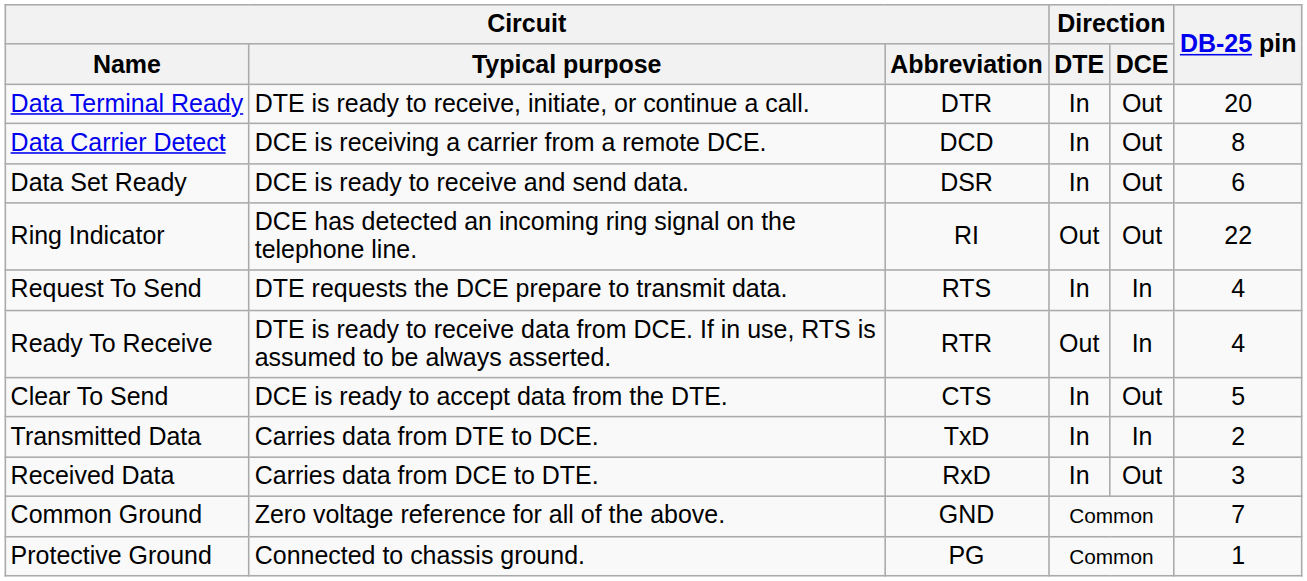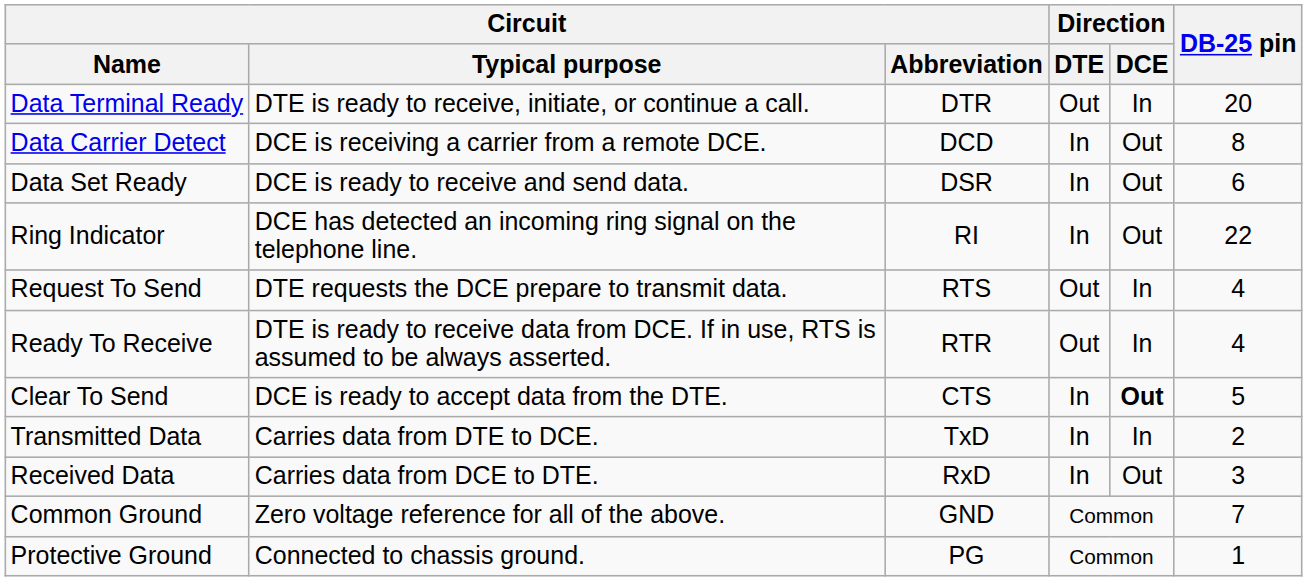(1079, 103) In -> (1079, 103) Out
(1142, 103) Out -> (1142, 103) In
(1079, 236) Out -> (1079, 236) In
(1079, 289) In -> (1079, 289) Out
(1142, 397) normal -> (1142, 397) bold
